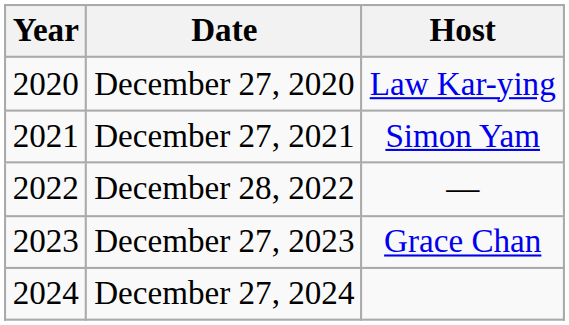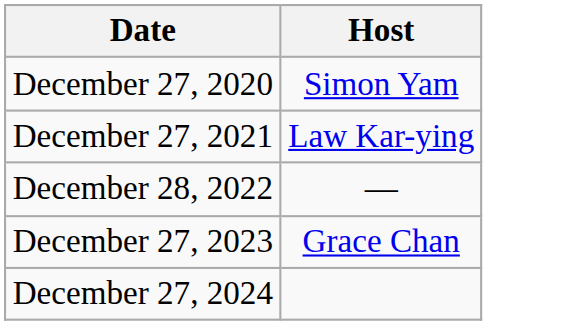- column: (46, 30)
(463, 83) Law Kar-ying -> (381, 83) Simon Yam
(463, 135) Simon Yam -> (381, 135) Law Kar-ying
